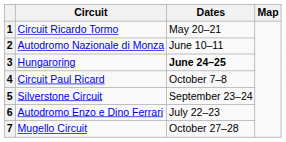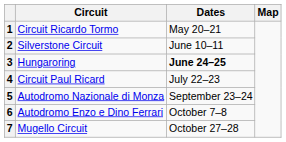(91, 46) Autodromo Nazionale di Monza -> (60, 46) Silverstone Circuit
(198, 79) October 7–8 -> (195, 79) July 22–23
(60, 96) Silverstone Circuit -> (91, 96) Autodromo Nazionale di Monza
(195, 113) July 22–23 -> (198, 113) October 7–8
